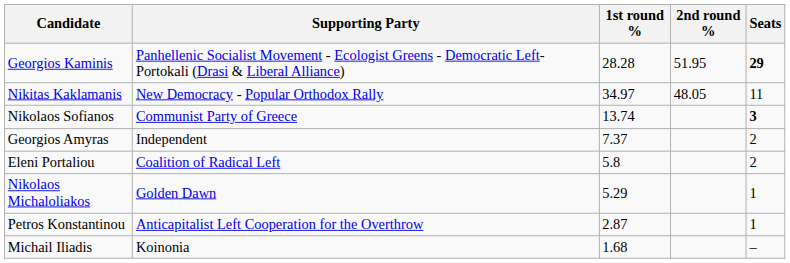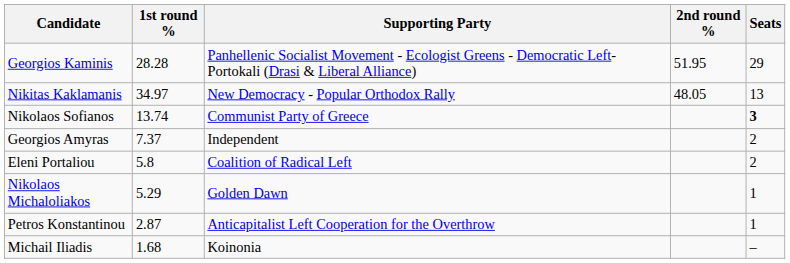columns swapped: (366, 24) <-> (635, 24)
(757, 63) bold -> (757, 63) normal
(756, 93) 11 -> (757, 93) 13
